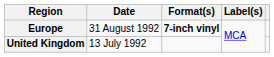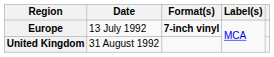(124, 28) 31 August 1992 -> (118, 28) 13 July 1992
(118, 44) 13 July 1992 -> (124, 44) 31 August 1992
